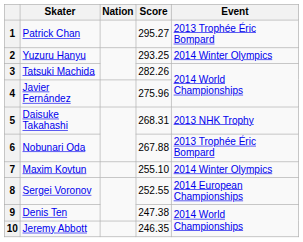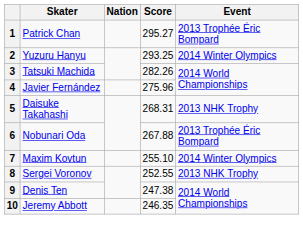(208, 191) 2014 European Championships -> (218, 174) 2013 NHK Trophy
